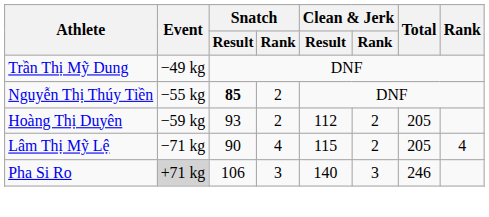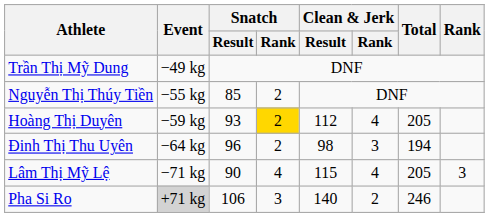(233, 94) bold -> (233, 94) normal
(278, 121) no background -> (278, 121) gold background
(375, 121) 2 -> (375, 121) 4
+ row: (71, 147)
(375, 147) 2 -> (375, 173) 4
(462, 147) 4 -> (462, 173) 3
(375, 173) 3 -> (375, 199) 2
